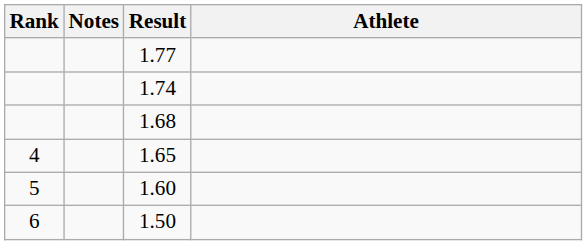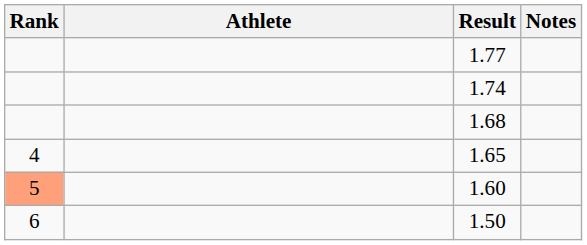columns swapped: (386, 21) <-> (94, 21)
(34, 188) no background -> (34, 188) lightsalmon background
